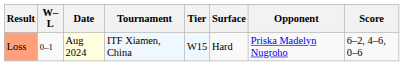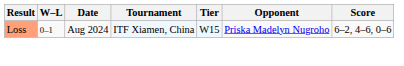- column: (229, 18)
(76, 46) lightyellow background -> (88, 29) no background
